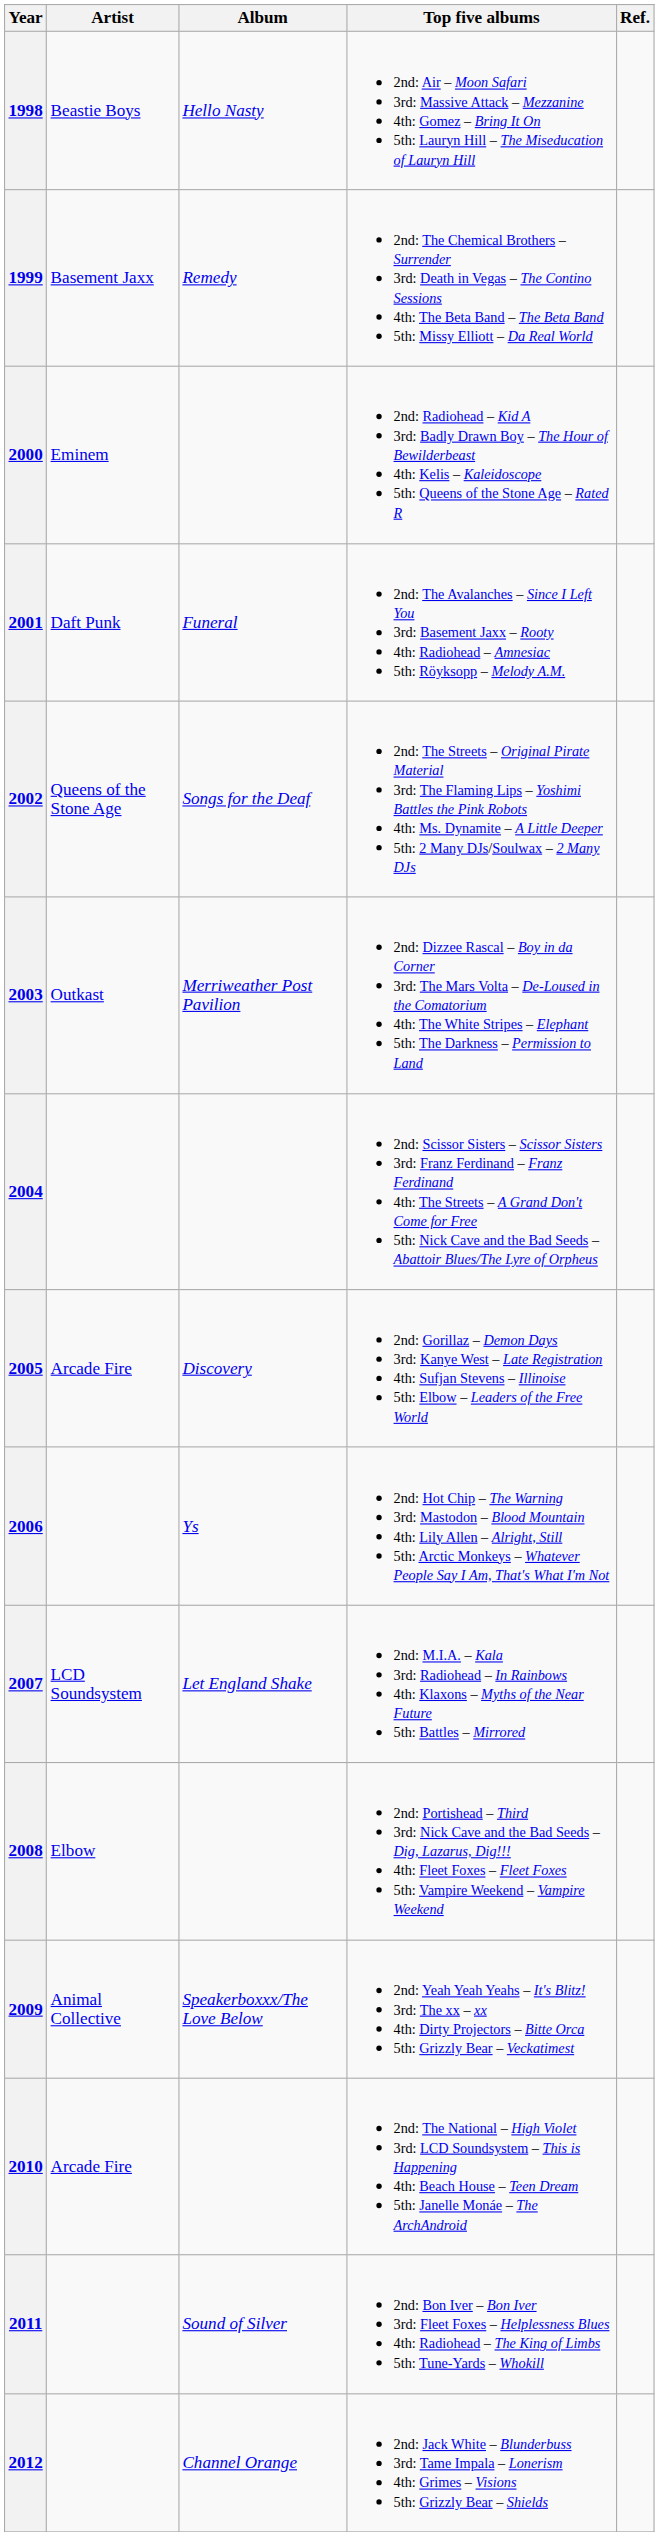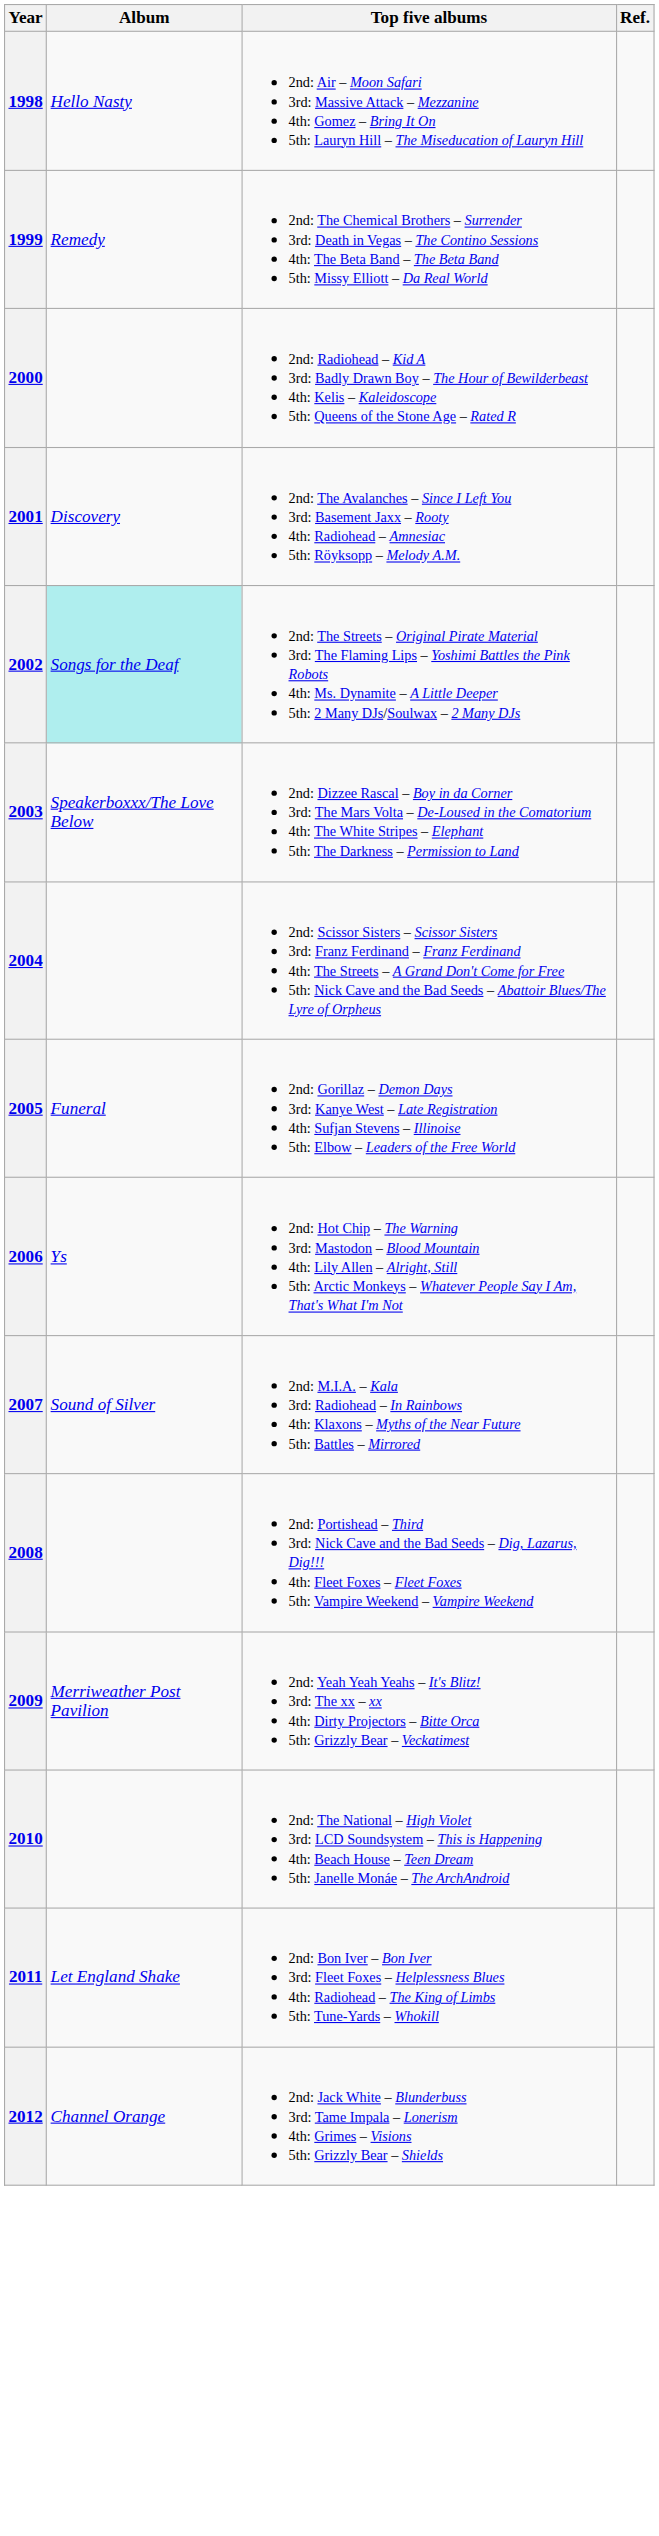- column: (113, 18)
(210, 622) Funeral -> (85, 516) Discovery
(246, 799) no background -> (115, 664) paleturquoise background
(247, 995) Merriweather Post Pavilion -> (132, 812) Speakerboxxx/The Love Below
(217, 1368) Discovery -> (78, 1108) Funeral
(247, 1683) Let England Shake -> (103, 1404) Sound of Silver
(245, 2008) Speakerboxxx/The Love Below -> (116, 1700) Merriweather Post Pavilion
(235, 2324) Sound of Silver -> (115, 1977) Let England Shake
